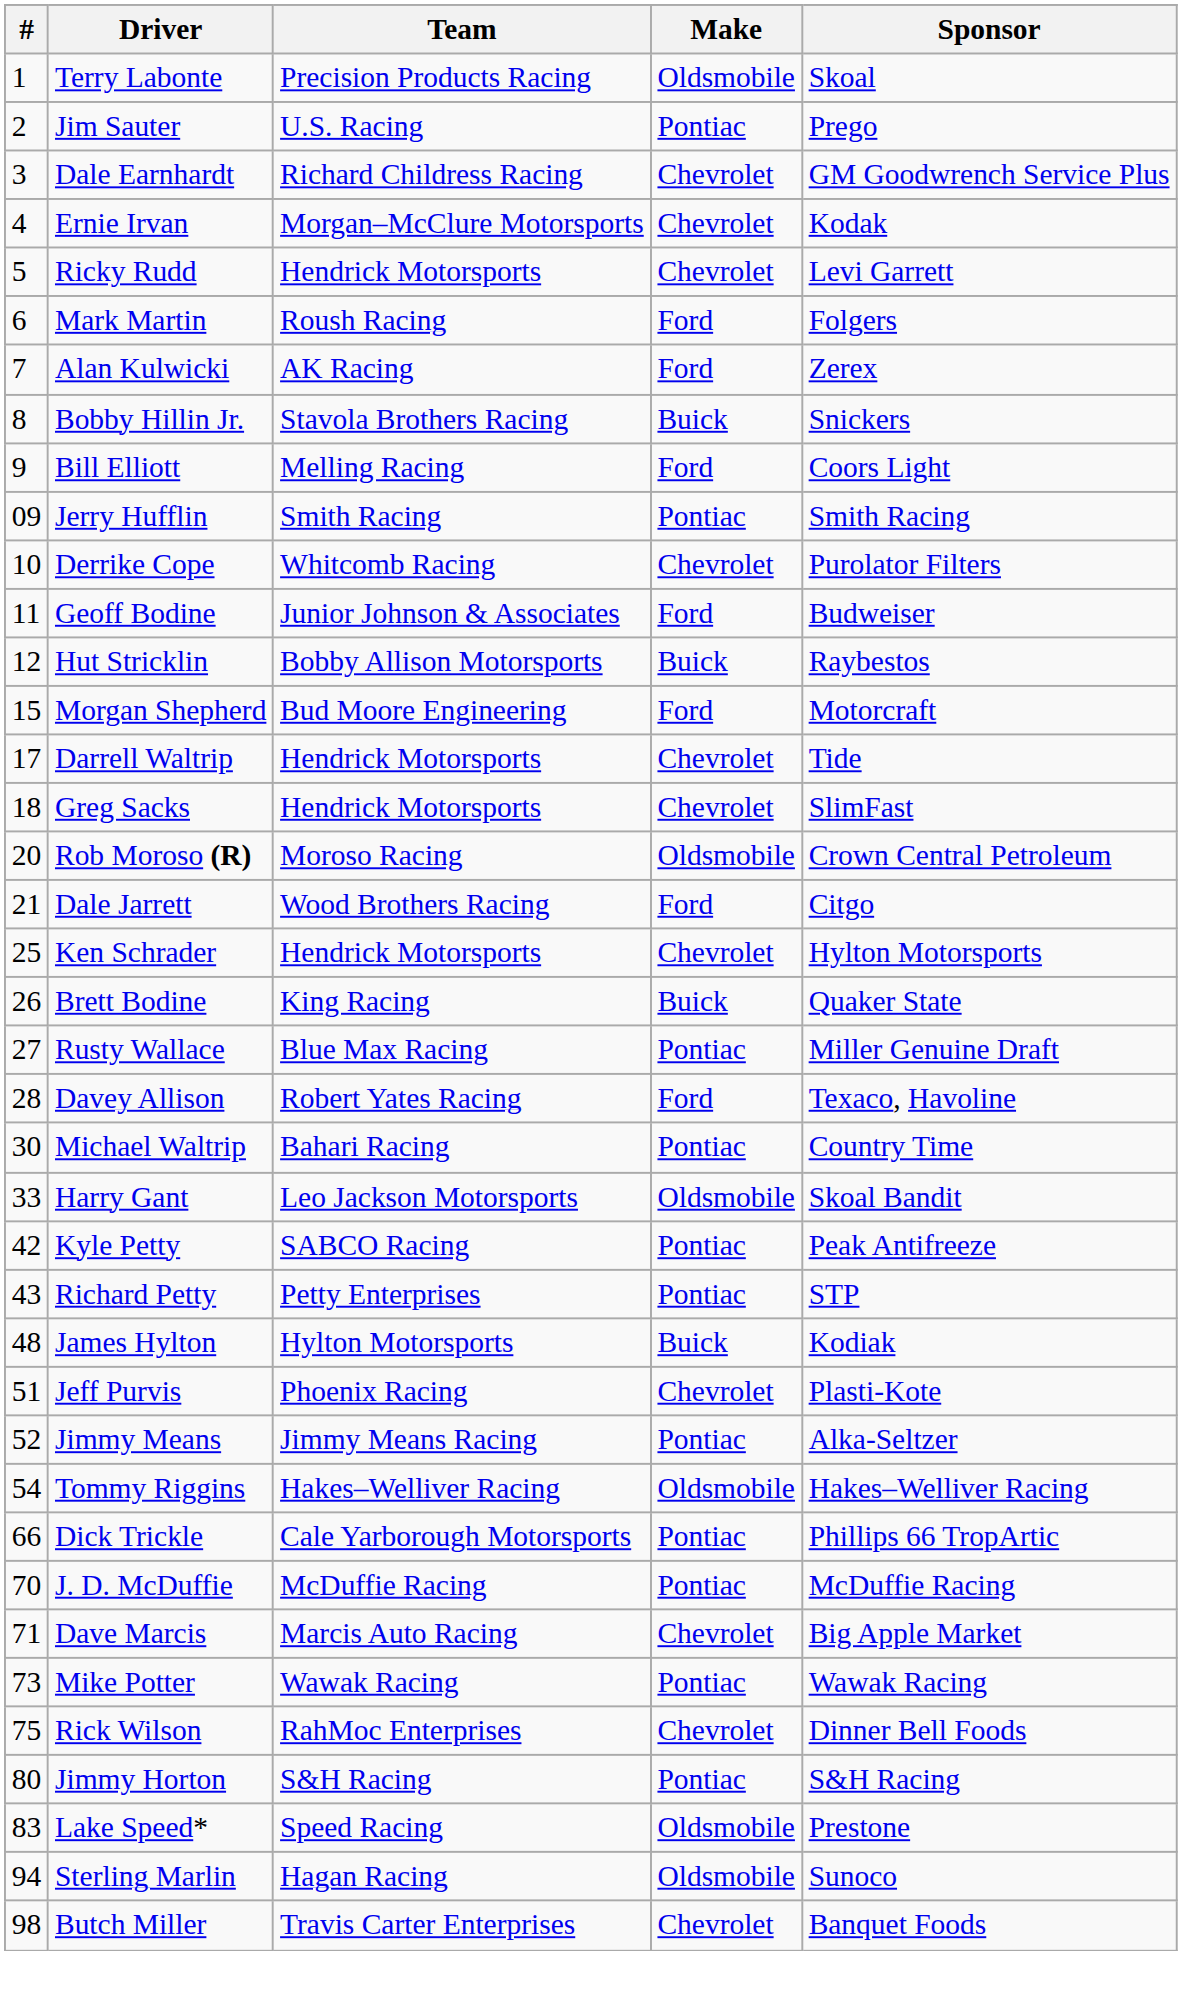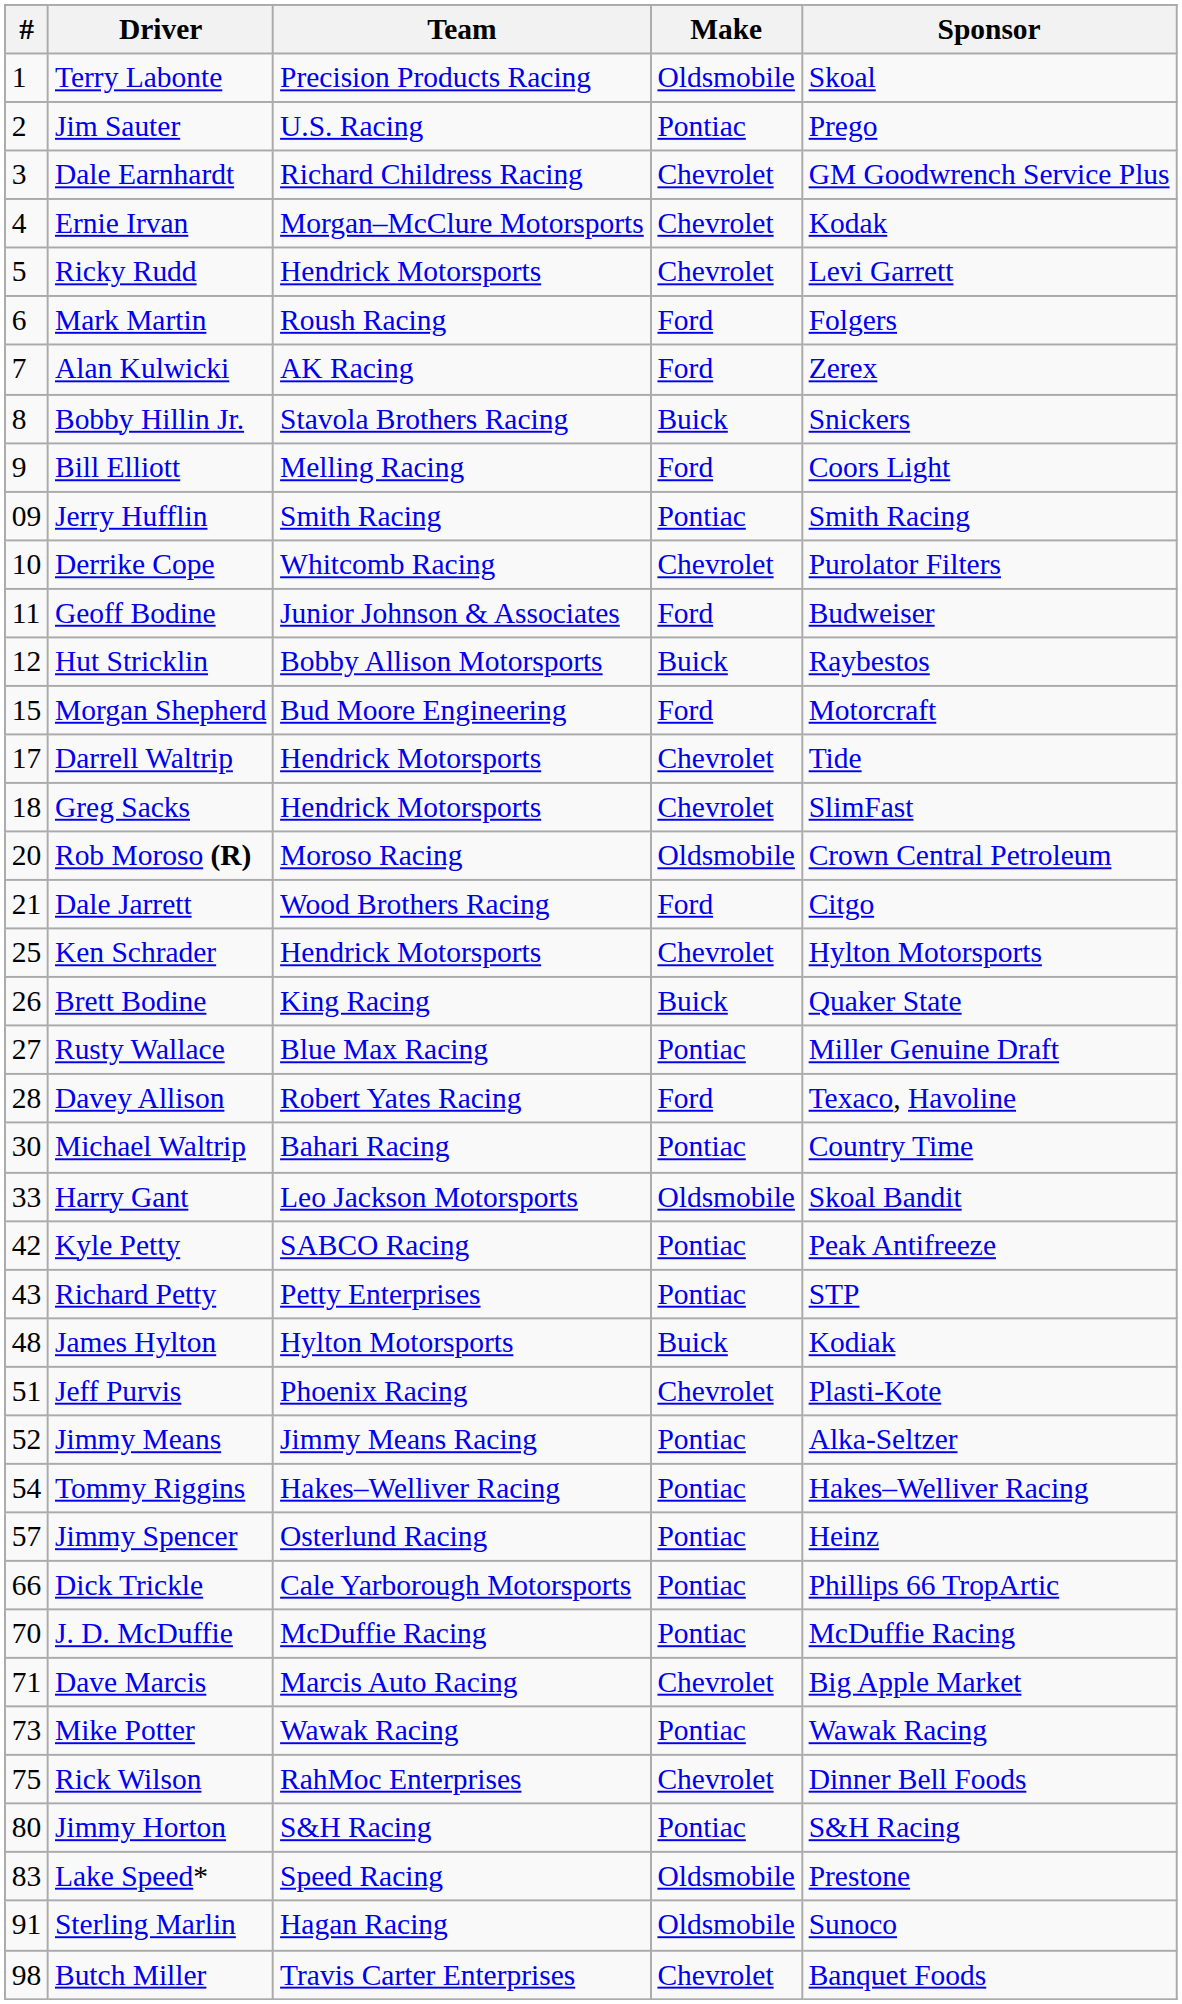(726, 1487) Oldsmobile -> (702, 1487) Pontiac
+ row: (146, 1536)
(27, 1876) 94 -> (27, 1925) 91
